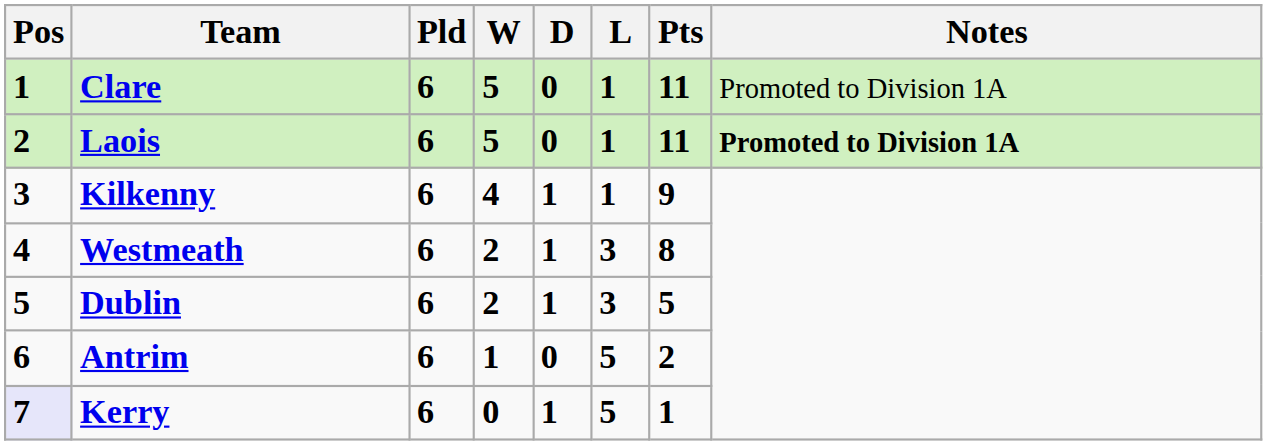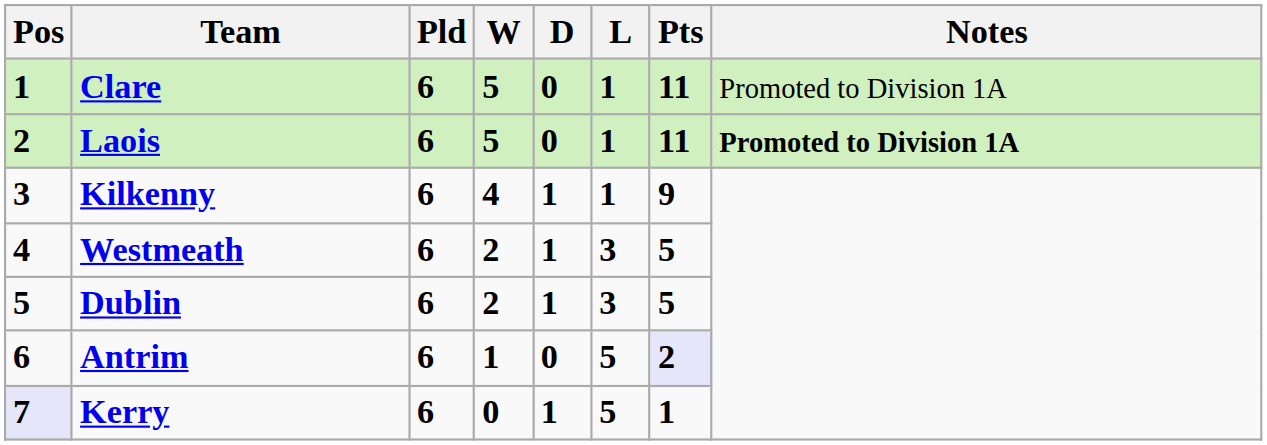(666, 248) 8 -> (666, 248) 5
(666, 357) no background -> (666, 357) lavender background
